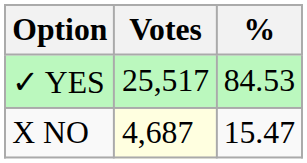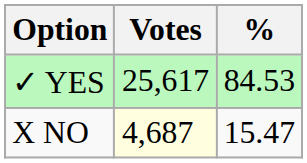(166, 80) 25,517 -> (166, 80) 25,617
